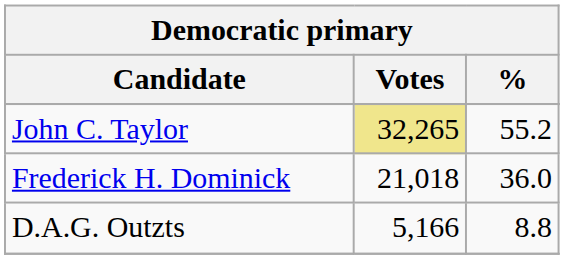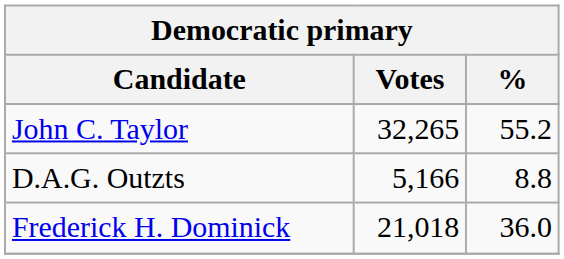(418, 128) khaki background -> (418, 128) no background
rows swapped: (151, 178) <-> (98, 227)
